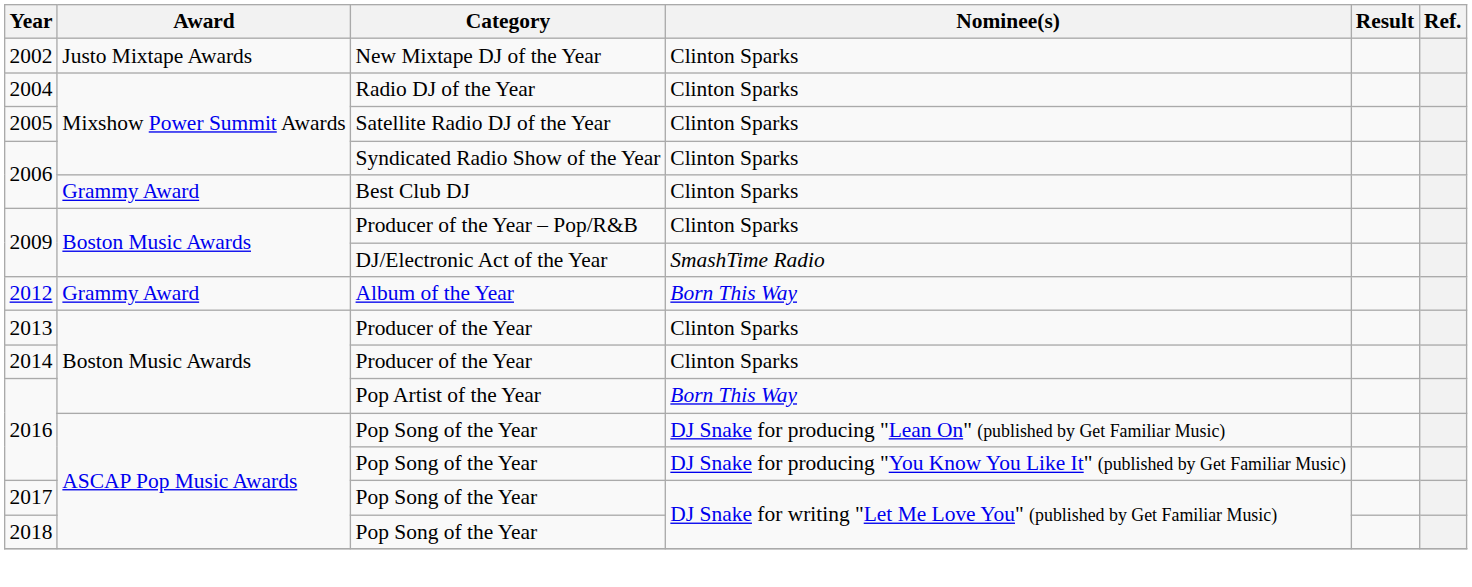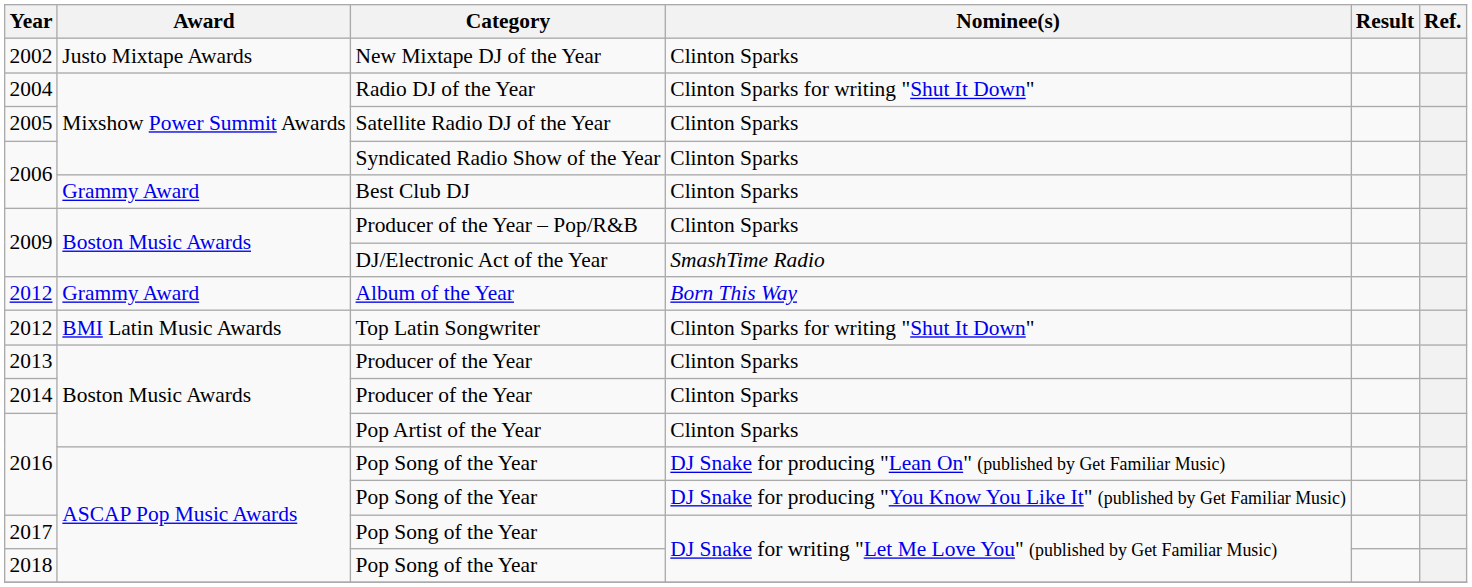(734, 89) Clinton Sparks -> (852, 89) Clinton Sparks for writing "Shut It Down"
+ row: (31, 327)
(734, 395) Born This Way -> (734, 429) Clinton Sparks
